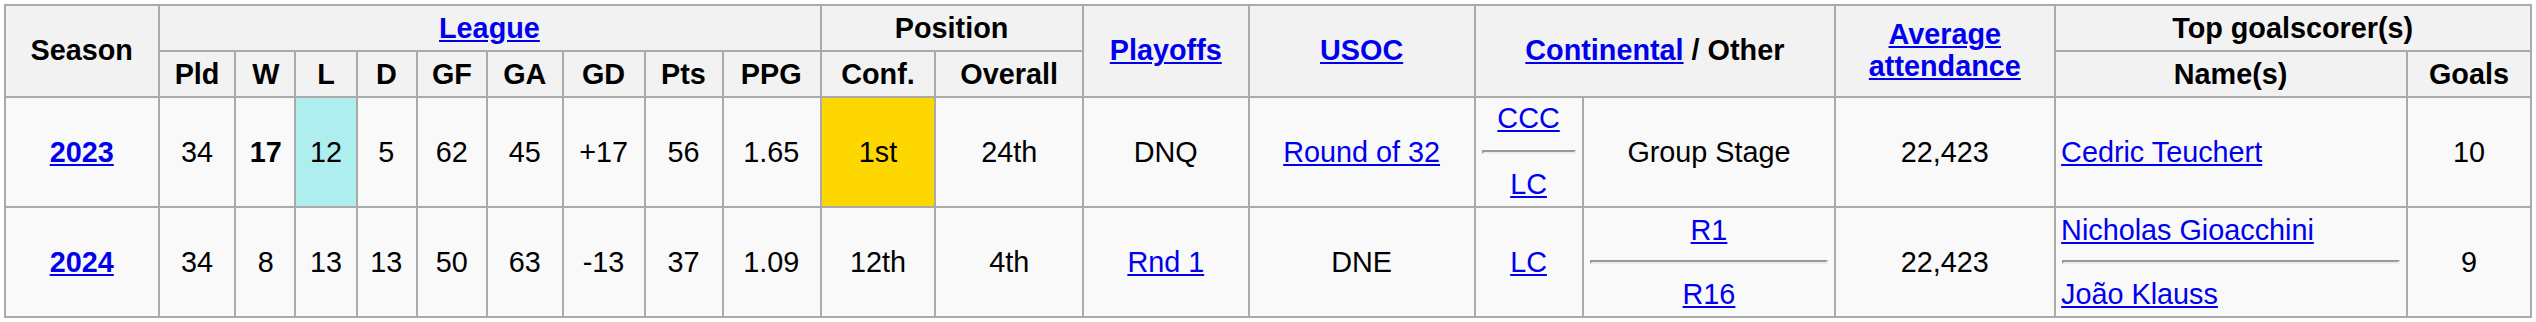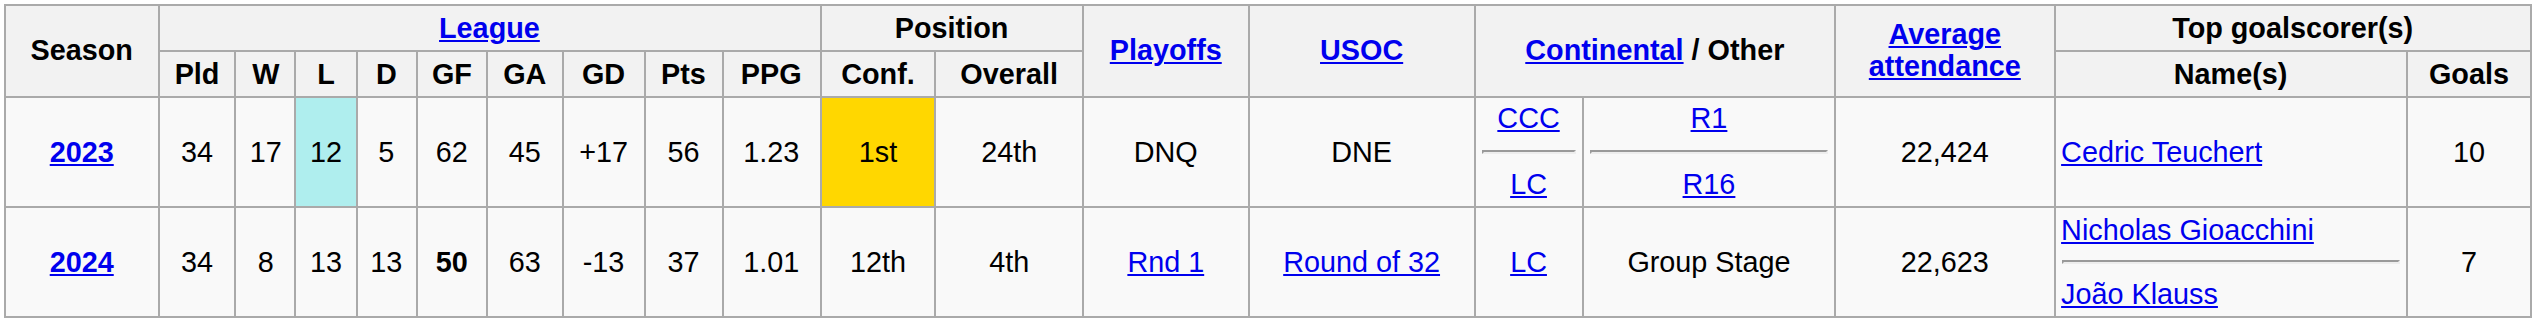(266, 152) bold -> (266, 152) normal
(771, 152) 1.65 -> (771, 152) 1.23
(1362, 152) Round of 32 -> (1362, 152) DNE
(1709, 152) Group Stage -> (1709, 152) R1 R16
(1945, 152) 22,423 -> (1945, 152) 22,424
(452, 262) normal -> (452, 262) bold
(771, 262) 1.09 -> (771, 262) 1.01
(1362, 262) DNE -> (1362, 262) Round of 32
(1709, 262) R1 R16 -> (1709, 262) Group Stage
(1945, 262) 22,423 -> (1945, 262) 22,623
(2469, 262) 9 -> (2469, 262) 7
